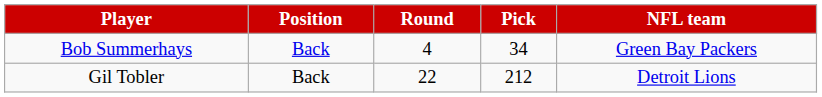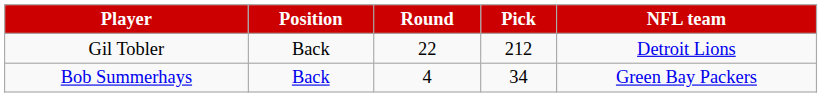rows swapped: (126, 48) <-> (126, 77)
